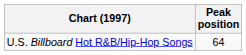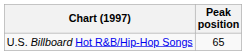(218, 42) 64 -> (218, 42) 65
